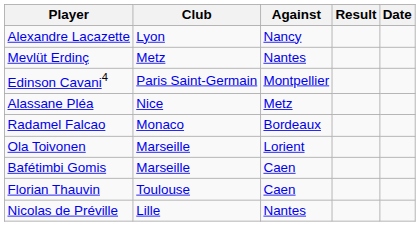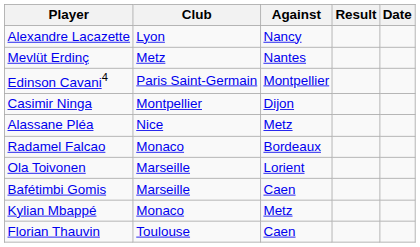+ row: (50, 104)
+ row: (52, 210)
- row: (63, 210)
